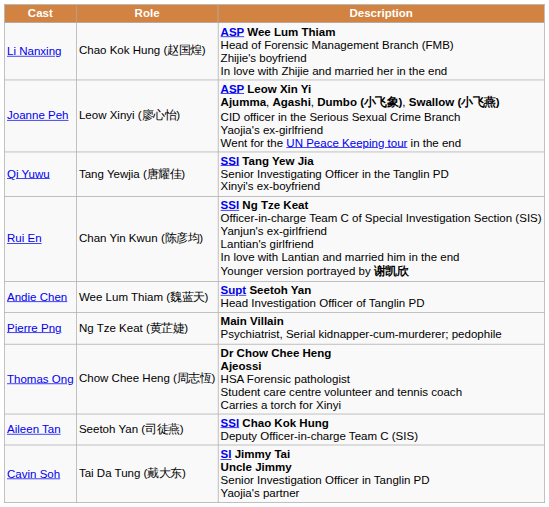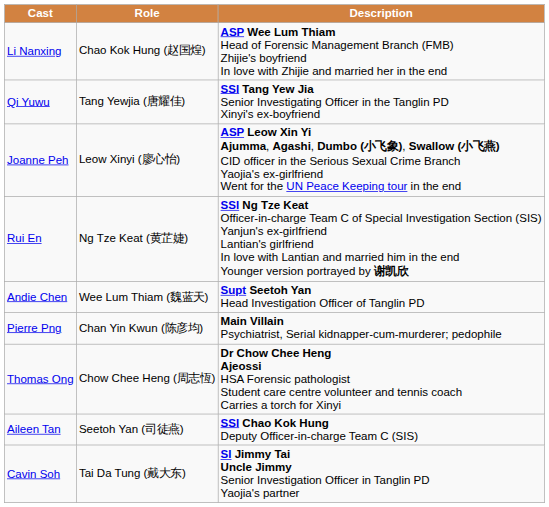rows swapped: (28, 174) <-> (38, 116)
(141, 238) Chan Yin Kwun (陈彦均) -> (134, 238) Ng Tze Keat (黄芷婕)
(134, 328) Ng Tze Keat (黄芷婕) -> (141, 328) Chan Yin Kwun (陈彦均)
